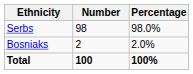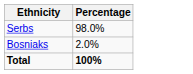- column: (101, 12)
